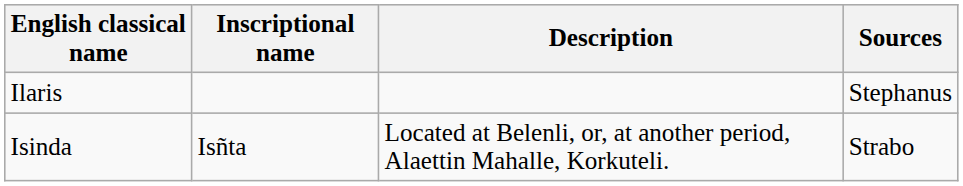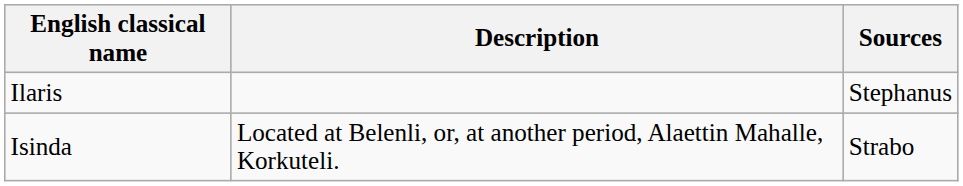- column: (285, 38)
